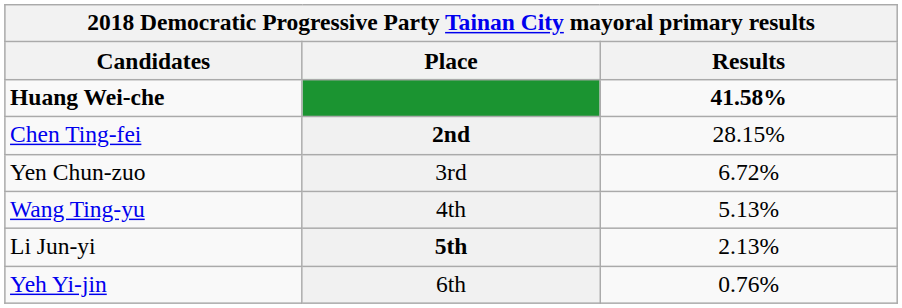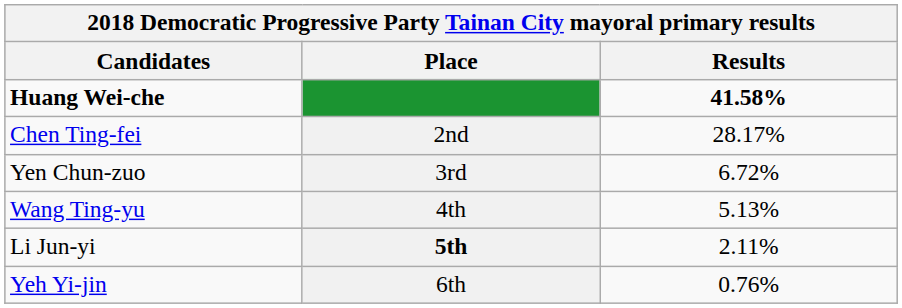(451, 135) bold -> (451, 135) normal
(749, 135) 28.15% -> (749, 135) 28.17%
(749, 246) 2.13% -> (749, 246) 2.11%
